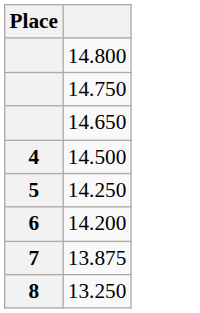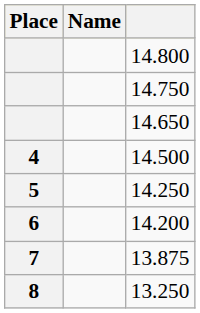+ column: (94, 21)
